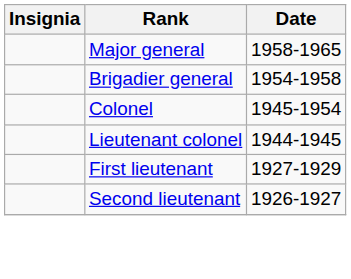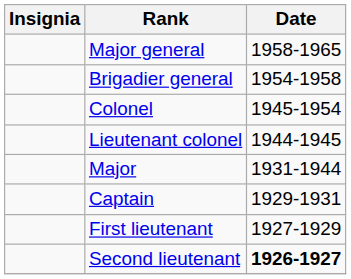+ row: (113, 169)
+ row: (122, 199)
(296, 199) normal -> (296, 259) bold
